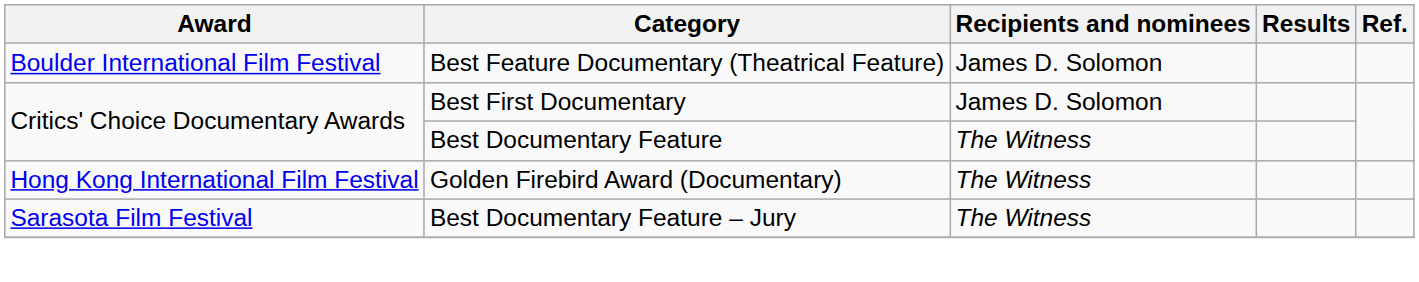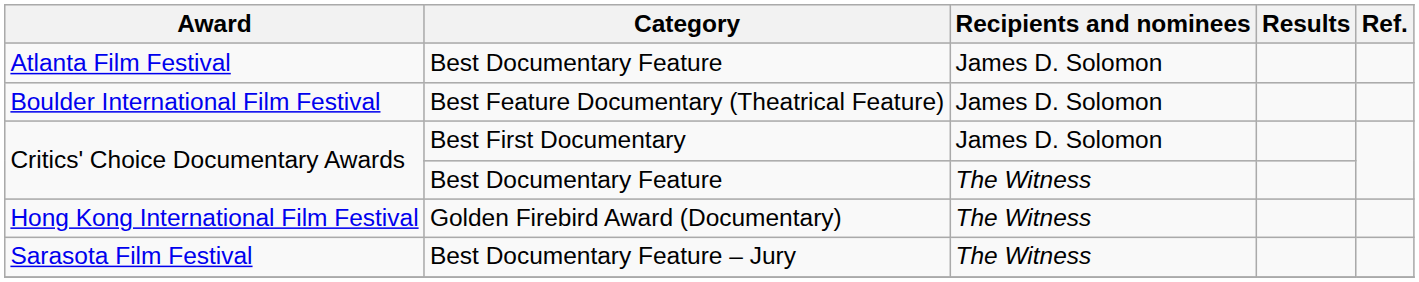+ row: (121, 62)
